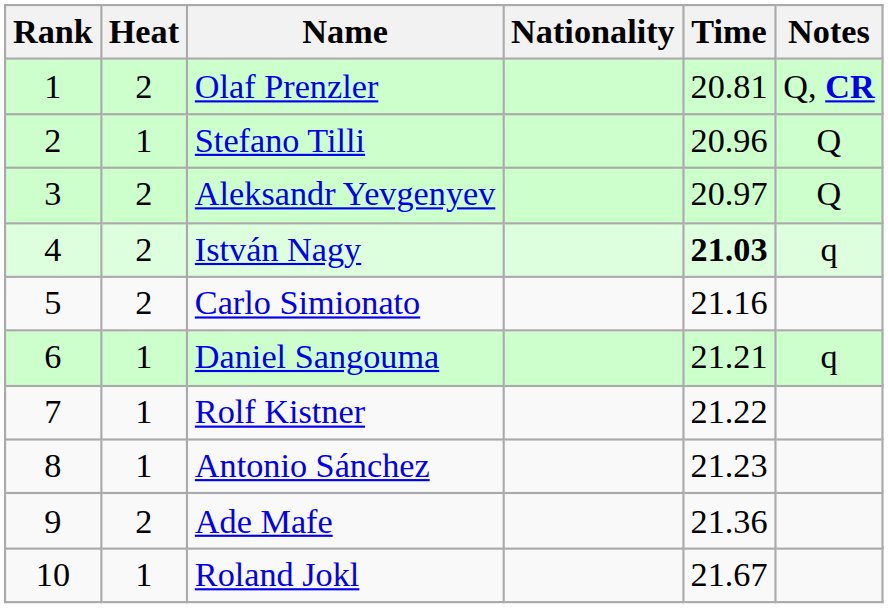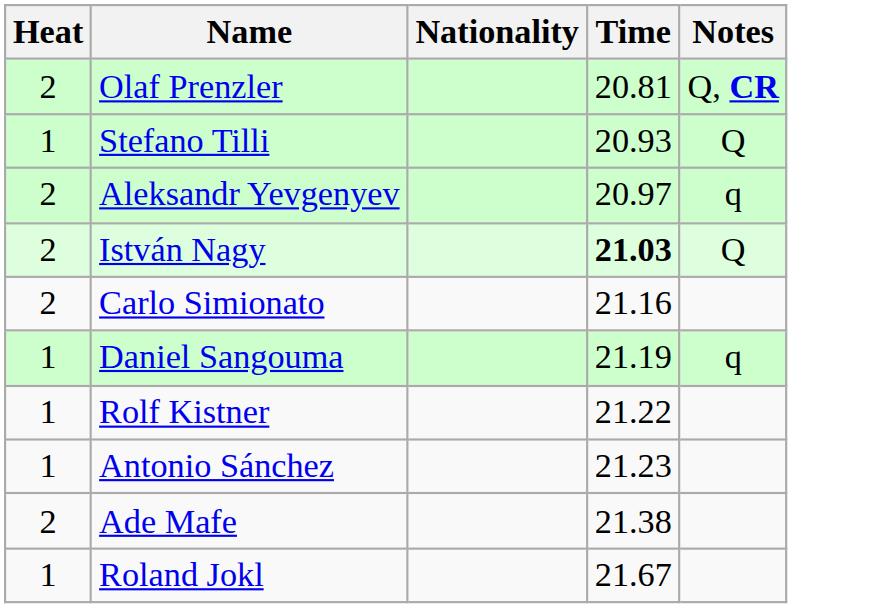- column: (53, 31)
(729, 140) 20.96 -> (633, 140) 20.93
(829, 194) Q -> (733, 194) q
(829, 248) q -> (733, 248) Q
(729, 357) 21.21 -> (633, 357) 21.19
(729, 520) 21.36 -> (633, 520) 21.38
